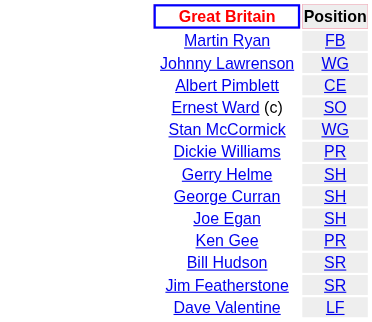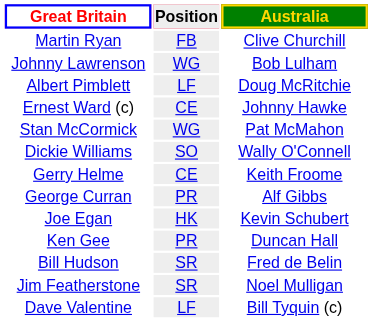+ column: (295, 16)
(335, 85) CE -> (186, 85) LF
(335, 107) SO -> (186, 107) CE
(335, 152) PR -> (186, 152) SO
(335, 174) SH -> (186, 174) CE
(335, 196) SH -> (186, 196) PR
(335, 218) SH -> (186, 218) HK
